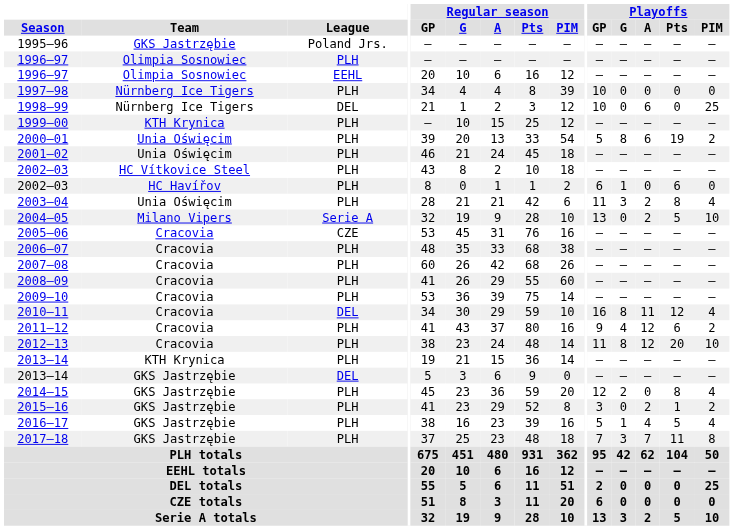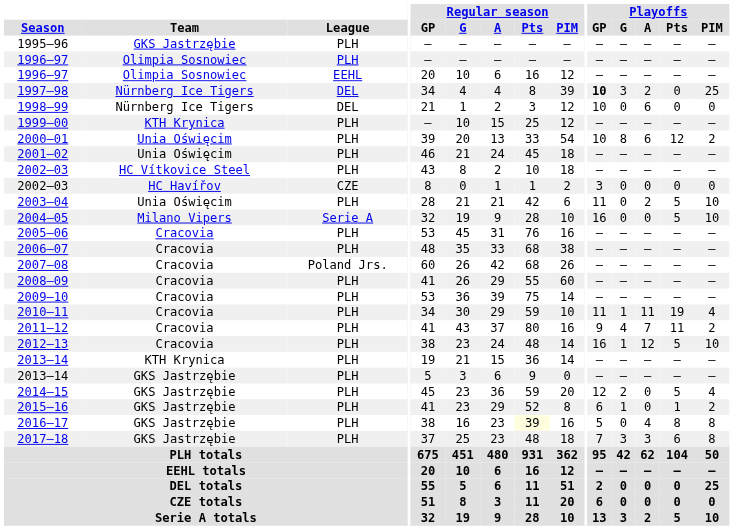(348, 44) Poland Jrs. -> (348, 44) PLH
(348, 91) PLH -> (348, 91) DEL
(599, 91) normal -> (599, 91) bold
(623, 91) 0 -> (623, 91) 3
(648, 91) 0 -> (648, 91) 2
(712, 91) 0 -> (712, 91) 25
(712, 107) 25 -> (712, 107) 0
(599, 138) 5 -> (599, 138) 10
(677, 138) 19 -> (677, 138) 12
(348, 186) PLH -> (348, 186) CZE
(599, 186) 6 -> (599, 186) 3
(623, 186) 1 -> (623, 186) 0
(677, 186) 6 -> (677, 186) 0
(623, 202) 3 -> (623, 202) 0
(677, 202) 8 -> (677, 202) 5
(712, 202) 4 -> (712, 202) 10
(599, 217) 13 -> (599, 217) 16
(648, 217) 2 -> (648, 217) 0
(348, 233) CZE -> (348, 233) PLH
(348, 265) PLH -> (348, 265) Poland Jrs.
(348, 312) DEL -> (348, 312) PLH
(599, 312) 16 -> (599, 312) 11
(623, 312) 8 -> (623, 312) 1
(677, 312) 12 -> (677, 312) 19
(648, 328) 12 -> (648, 328) 7
(677, 328) 6 -> (677, 328) 11
(599, 344) 11 -> (599, 344) 16
(623, 344) 8 -> (623, 344) 1
(677, 344) 20 -> (677, 344) 5
(348, 376) DEL -> (348, 376) PLH
(677, 391) 8 -> (677, 391) 5
(599, 407) 3 -> (599, 407) 6
(623, 407) 0 -> (623, 407) 1
(648, 407) 2 -> (648, 407) 0
(532, 423) no background -> (532, 423) lightyellow background
(623, 423) 1 -> (623, 423) 0
(677, 423) 5 -> (677, 423) 8
(712, 423) 4 -> (712, 423) 8
(648, 439) 7 -> (648, 439) 3
(677, 439) 11 -> (677, 439) 6
